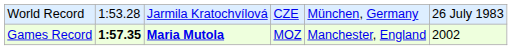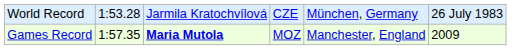(120, 34) bold -> (119, 34) normal
(446, 34) 2002 -> (445, 34) 2009
